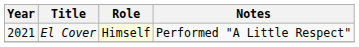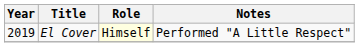(21, 33) 2021 -> (21, 33) 2019
